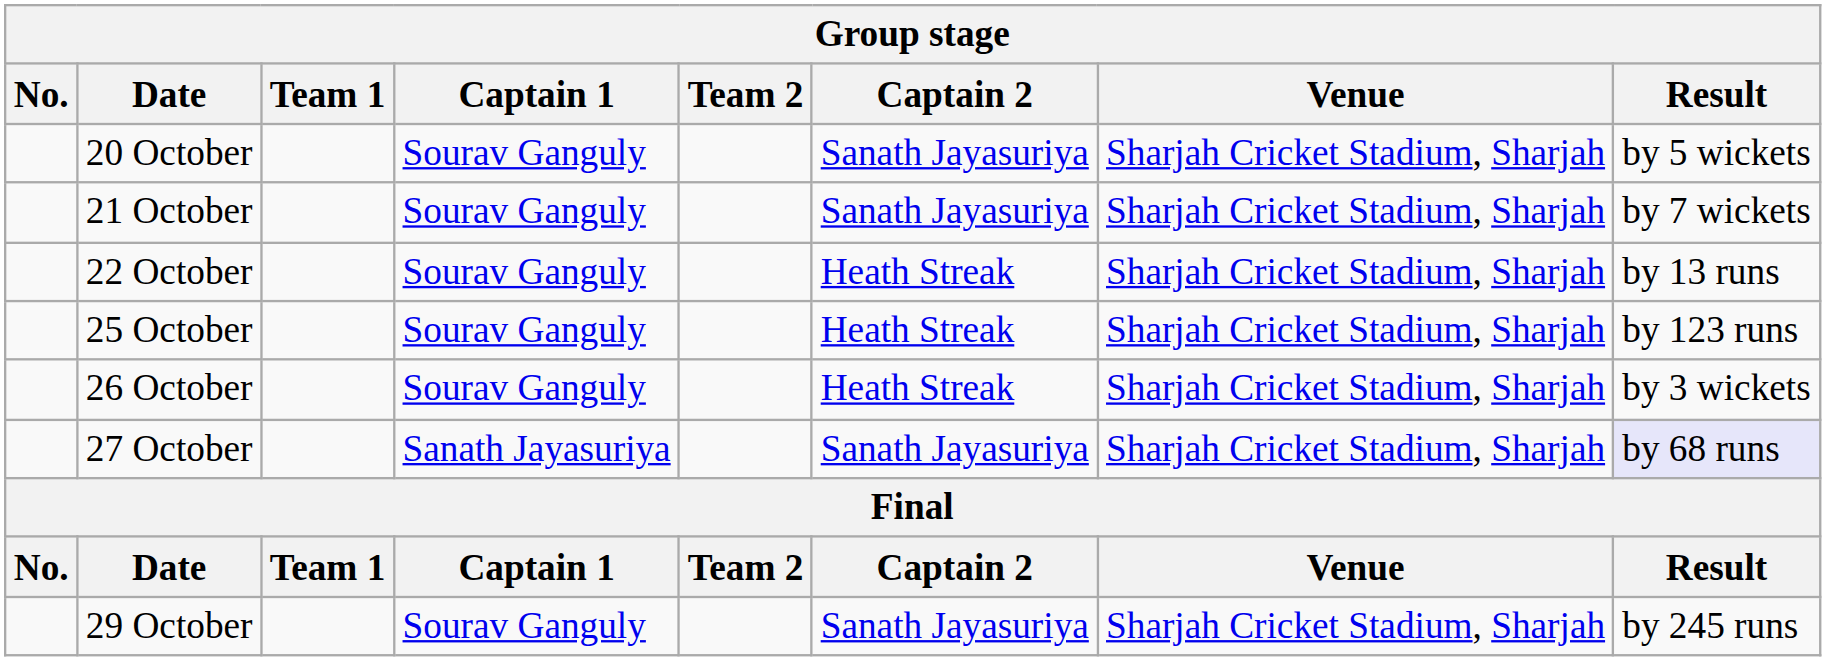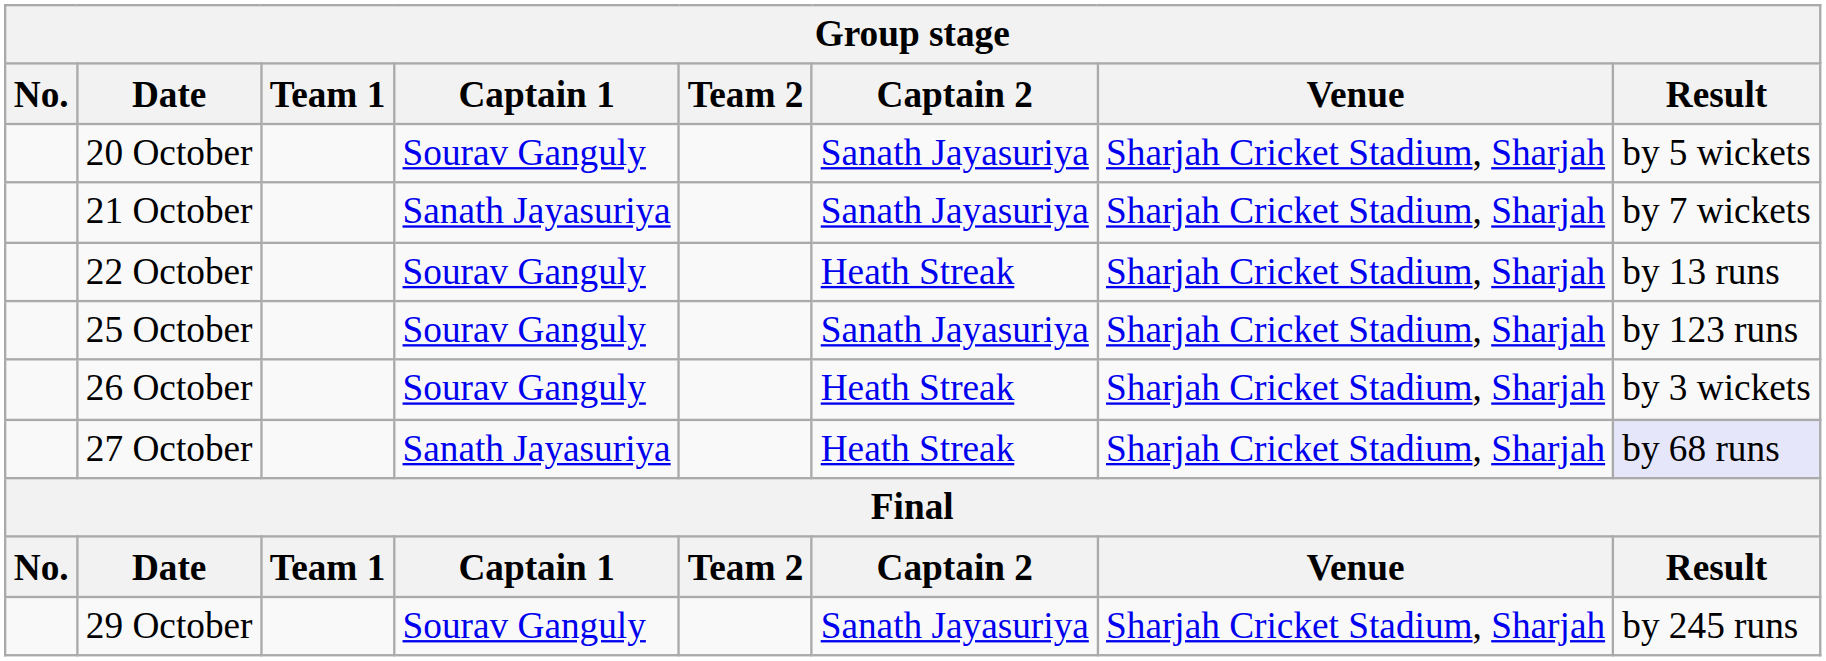(524, 211) Sourav Ganguly -> (537, 211) Sanath Jayasuriya
(917, 329) Heath Streak -> (955, 329) Sanath Jayasuriya
(955, 447) Sanath Jayasuriya -> (917, 447) Heath Streak
